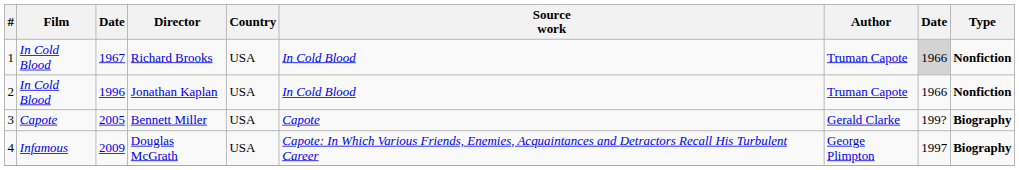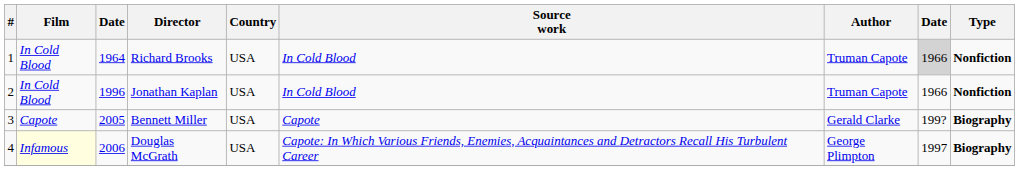(112, 57) 1967 -> (112, 57) 1964
(44, 148) no background -> (44, 148) lightyellow background
(112, 148) 2009 -> (112, 148) 2006
